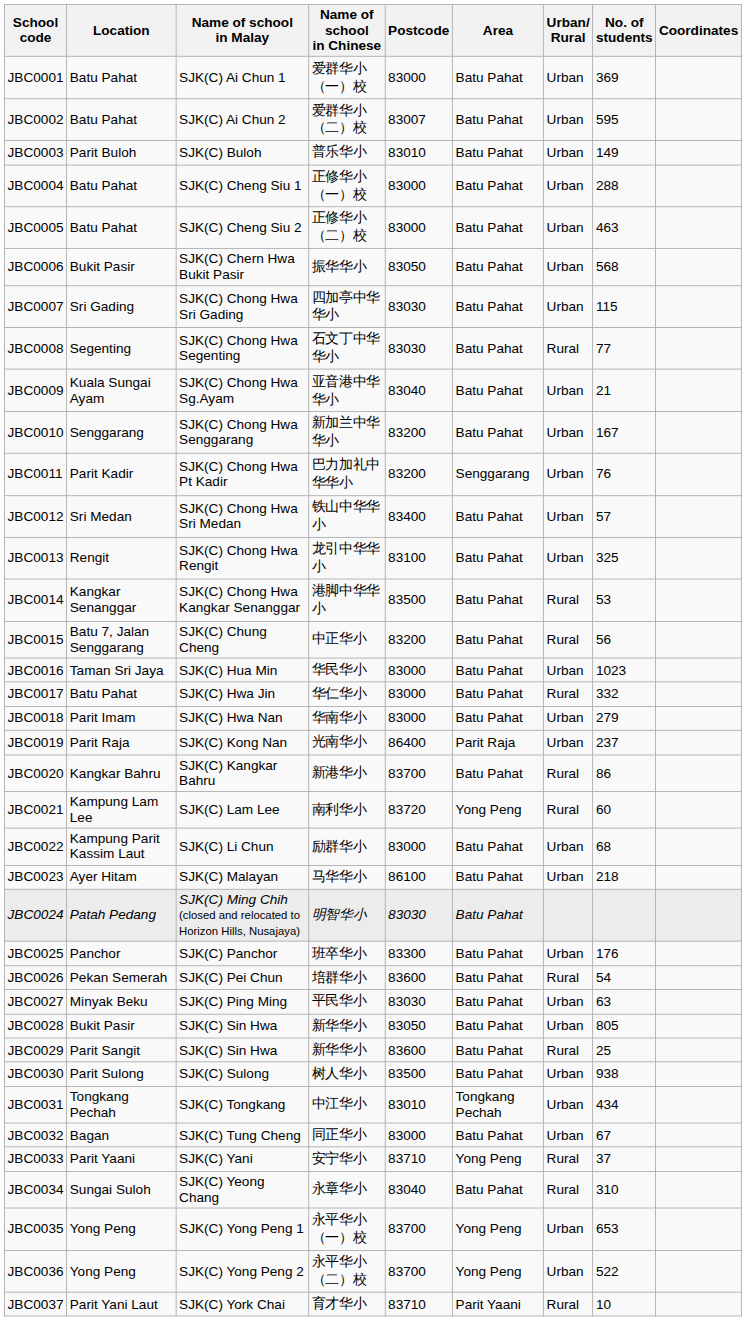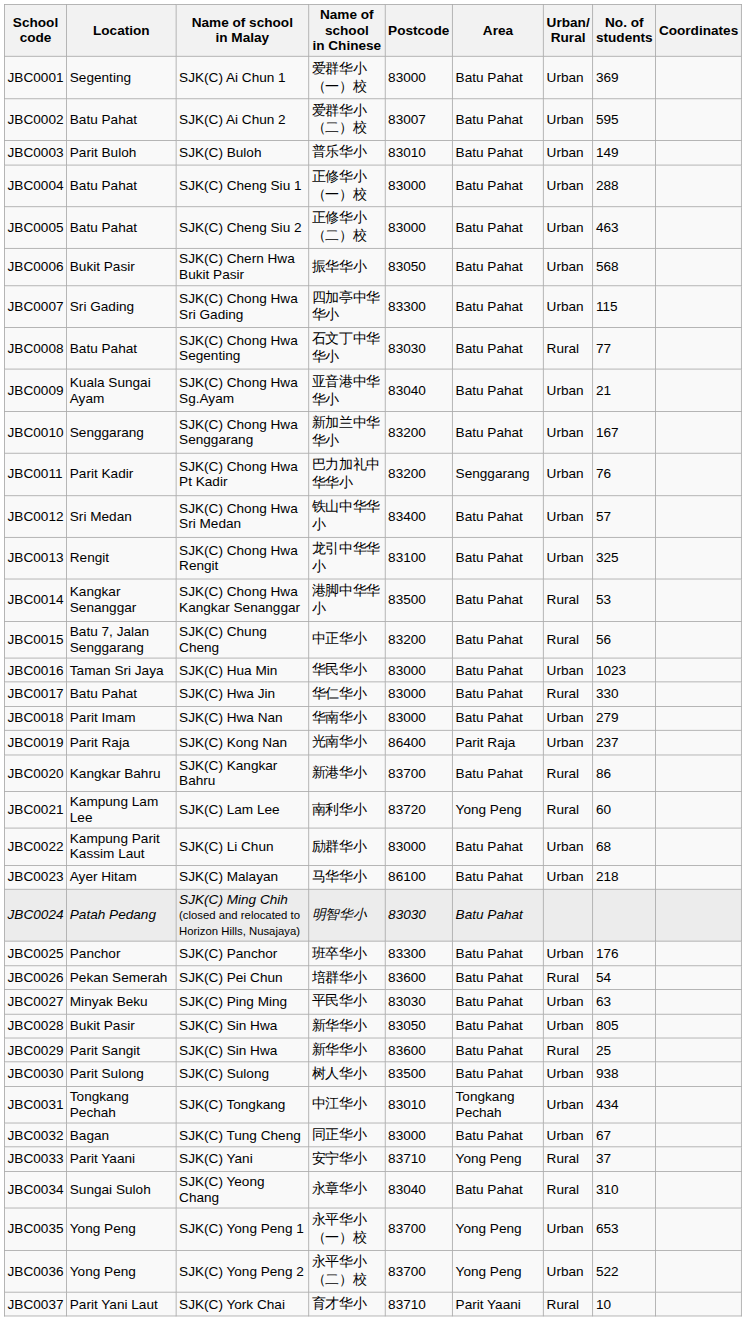(103, 77) Batu Pahat -> (100, 77) Segenting
(407, 306) 83030 -> (407, 306) 83300
(100, 348) Segenting -> (103, 348) Batu Pahat
(607, 694) 332 -> (607, 694) 330
